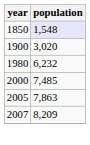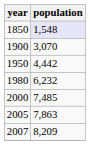(45, 47) 3,020 -> (45, 47) 3,070
+ row: (18, 64)
